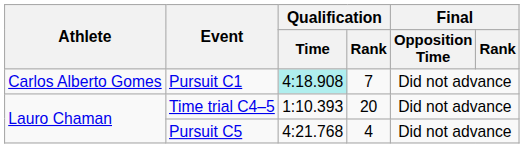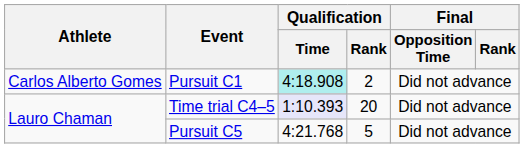(369, 82) 7 -> (369, 82) 2
(313, 107) no background -> (313, 107) lavender background
(369, 131) 4 -> (369, 131) 5
